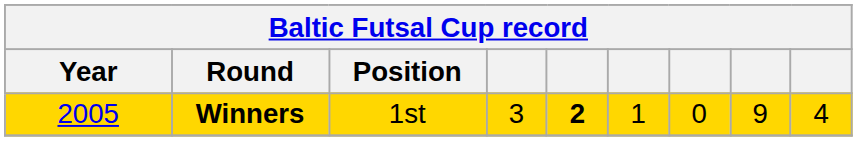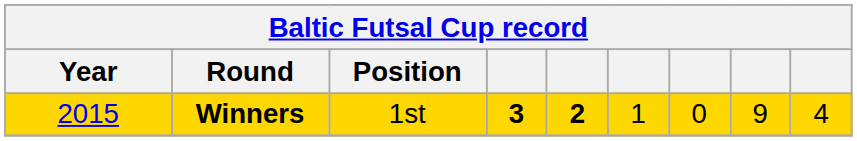(88, 115) 2005 -> (88, 115) 2015
(516, 115) normal -> (516, 115) bold
